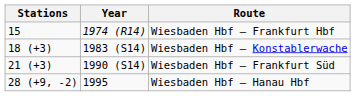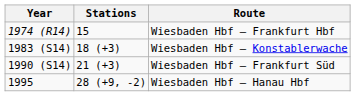columns swapped: (114, 14) <-> (43, 14)
